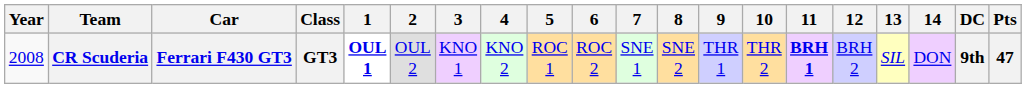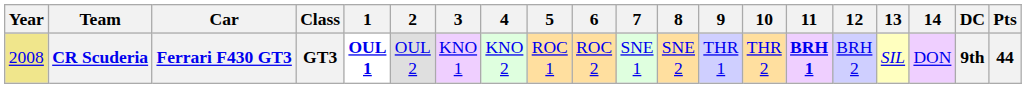(26, 57) no background -> (26, 57) khaki background
(1005, 57) 47 -> (1005, 57) 44
